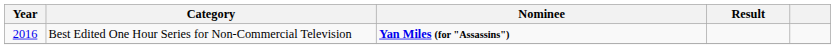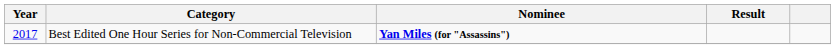(25, 33) 2016 -> (25, 33) 2017
